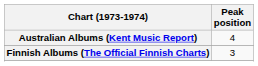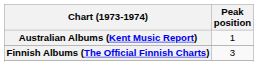(232, 38) 4 -> (232, 38) 1
